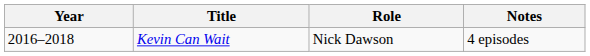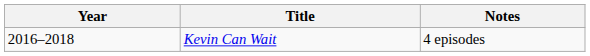- column: (387, 16)
